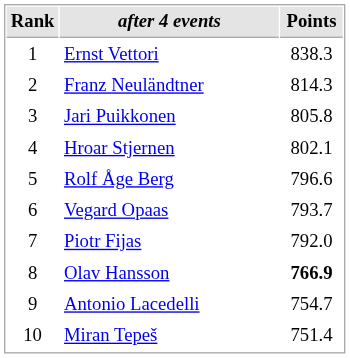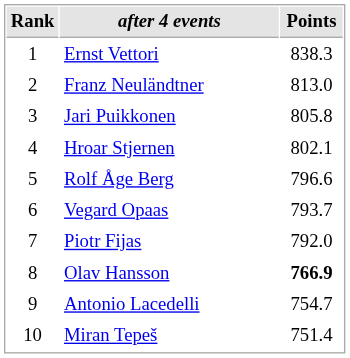(312, 85) 814.3 -> (312, 85) 813.0
